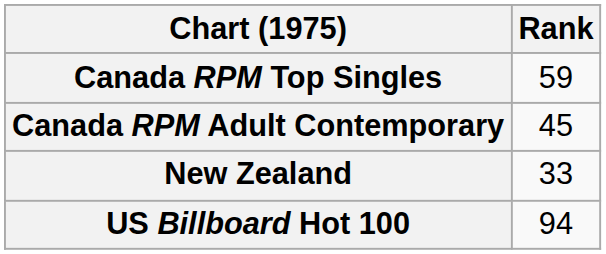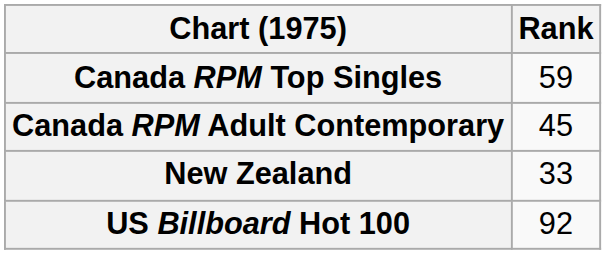(556, 223) 94 -> (556, 223) 92
